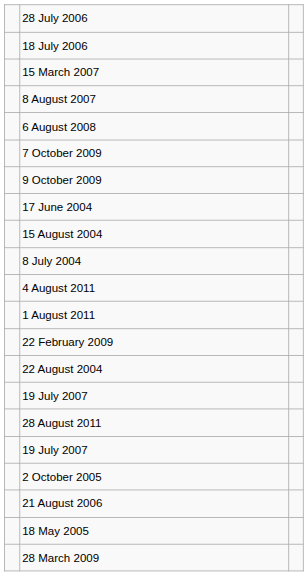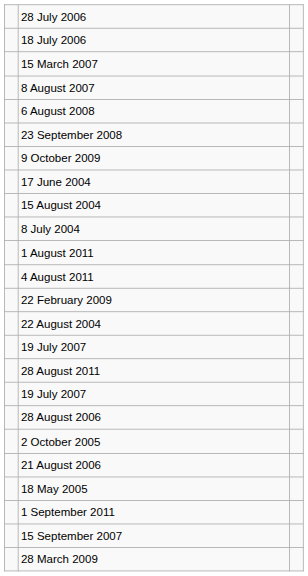+ row: (11, 135)
- row: (12, 153)
rows swapped: (12, 315) <-> (12, 288)
+ row: (11, 418)
+ row: (11, 512)
+ row: (11, 536)
